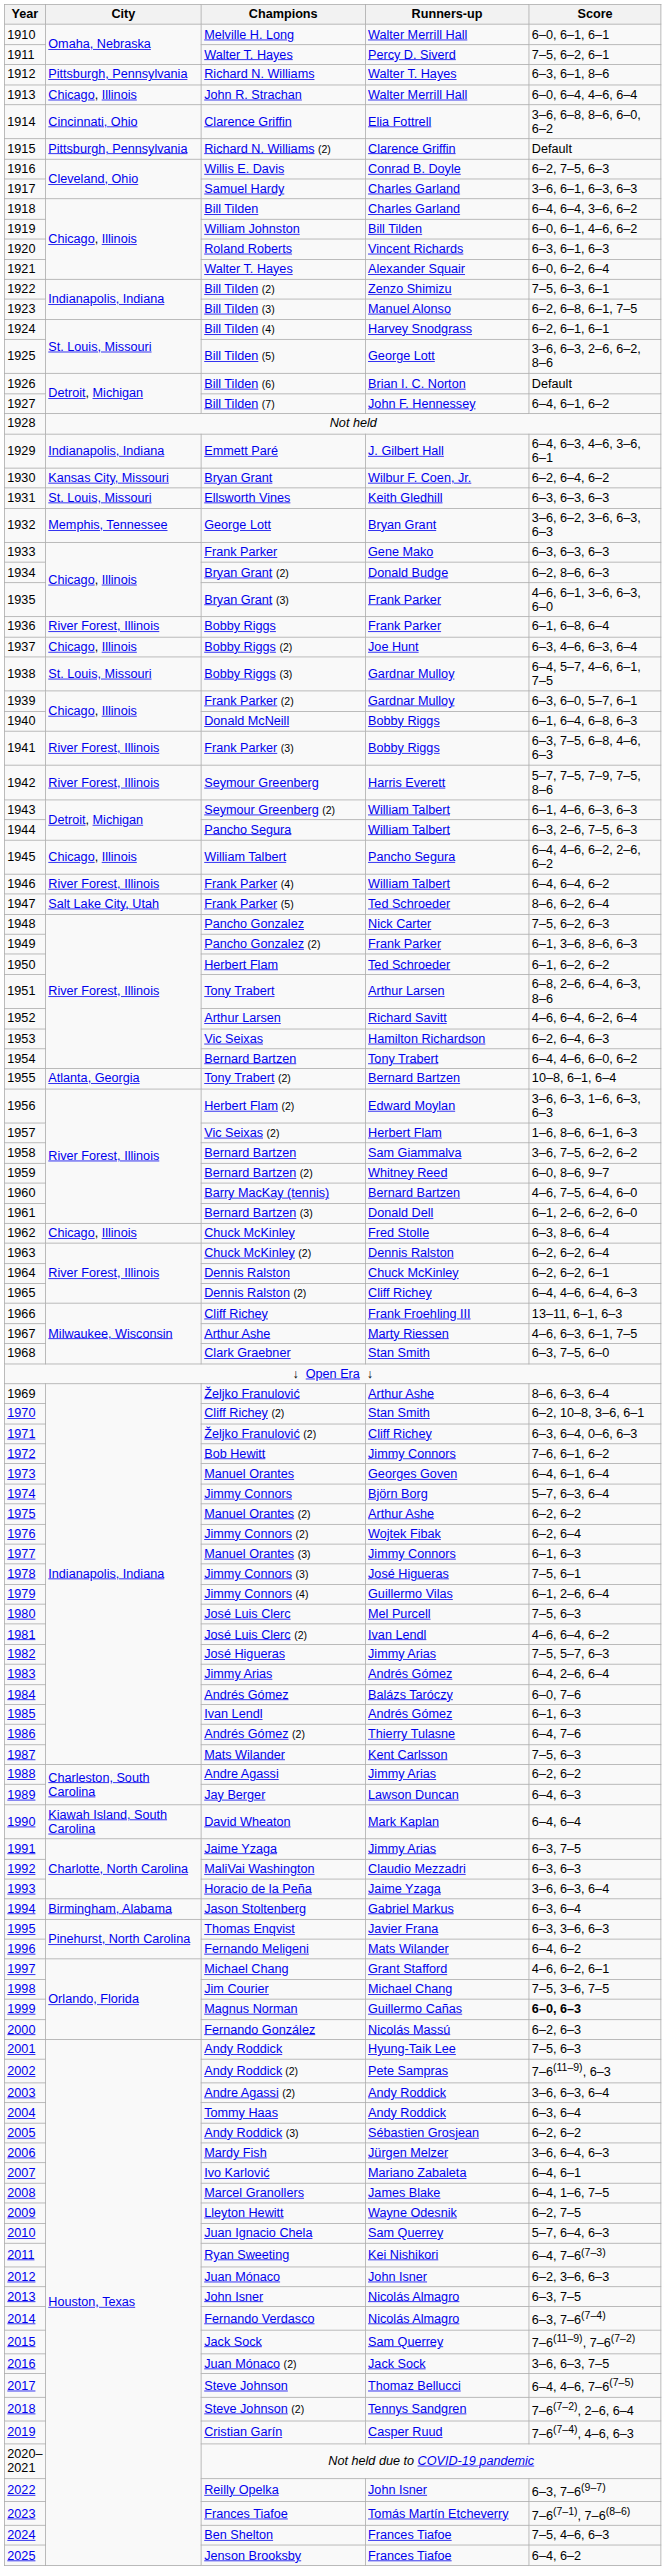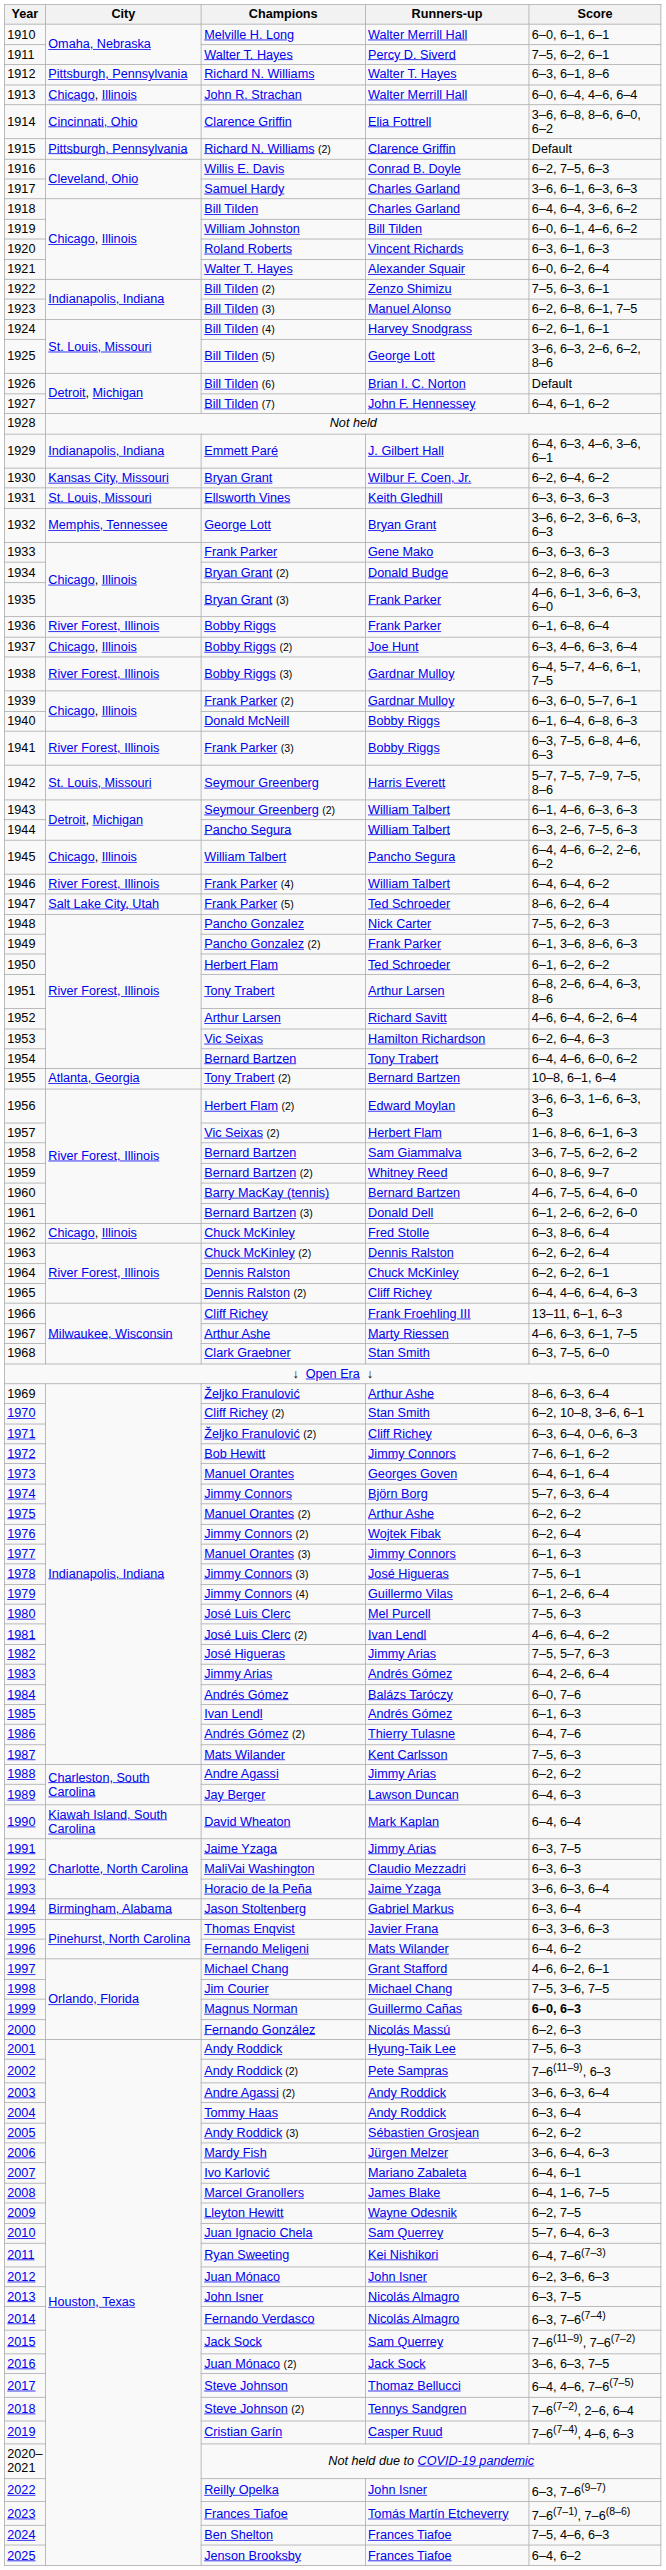(100, 674) St. Louis, Missouri -> (104, 674) River Forest, Illinois
(104, 782) River Forest, Illinois -> (100, 782) St. Louis, Missouri
